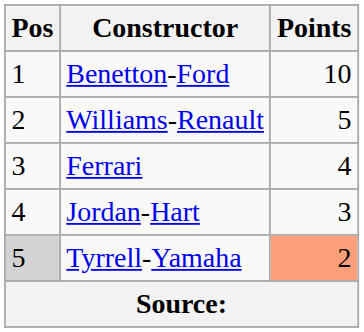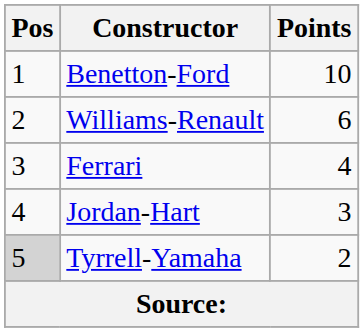(344, 119) 5 -> (344, 119) 6
(344, 258) lightsalmon background -> (344, 258) no background
